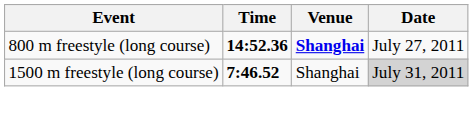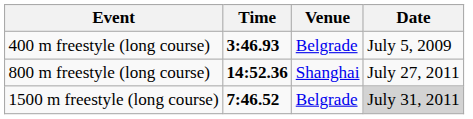+ row: (109, 45)
(330, 45) bold -> (328, 72) normal
(328, 72) Shanghai -> (327, 99) Belgrade
